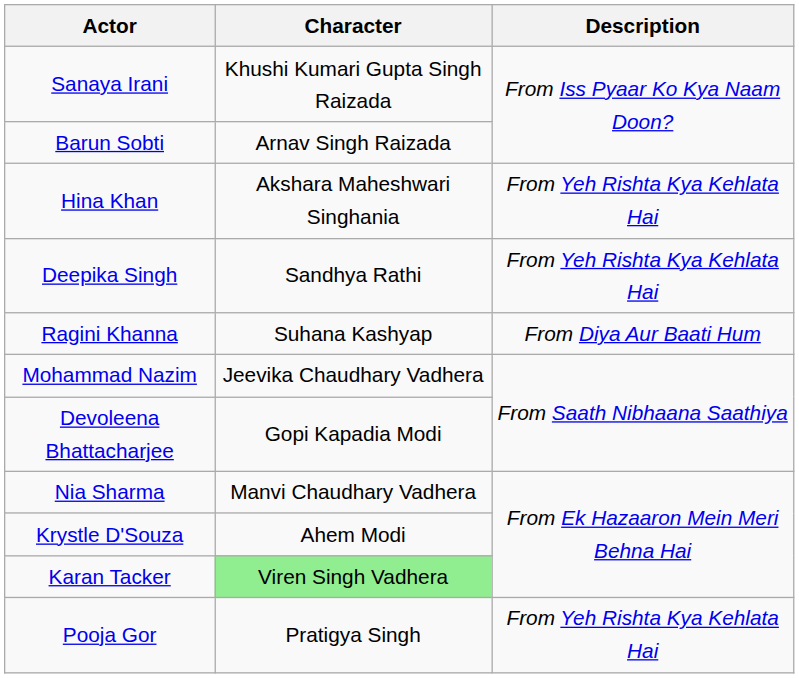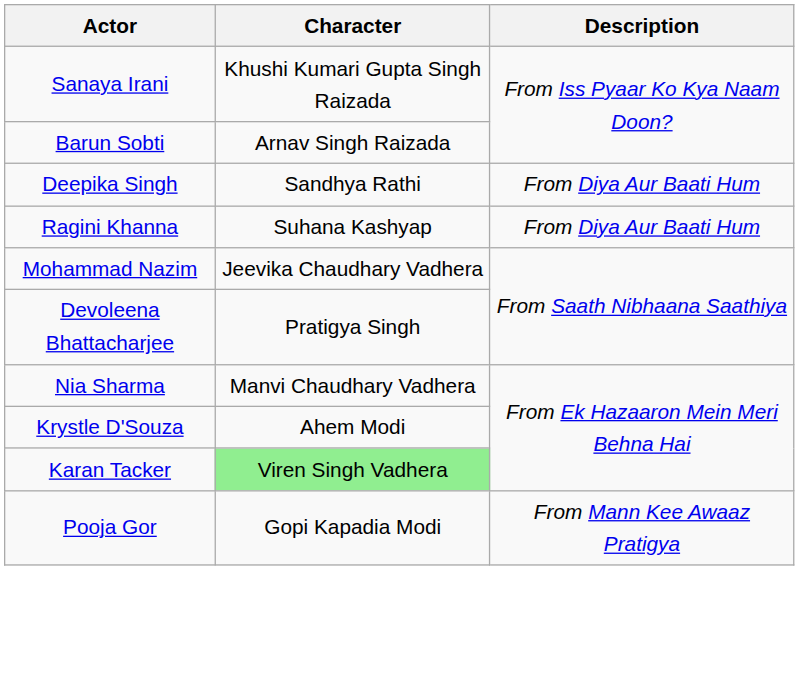- row: (110, 201)
(643, 275) From Yeh Rishta Kya Kehlata Hai -> (642, 184) From Diya Aur Baati Hum
(353, 434) Gopi Kapadia Modi -> (353, 327) Pratigya Singh
(353, 635) Pratigya Singh -> (353, 528) Gopi Kapadia Modi
(643, 635) From Yeh Rishta Kya Kehlata Hai -> (642, 528) From Mann Kee Awaaz Pratigya
